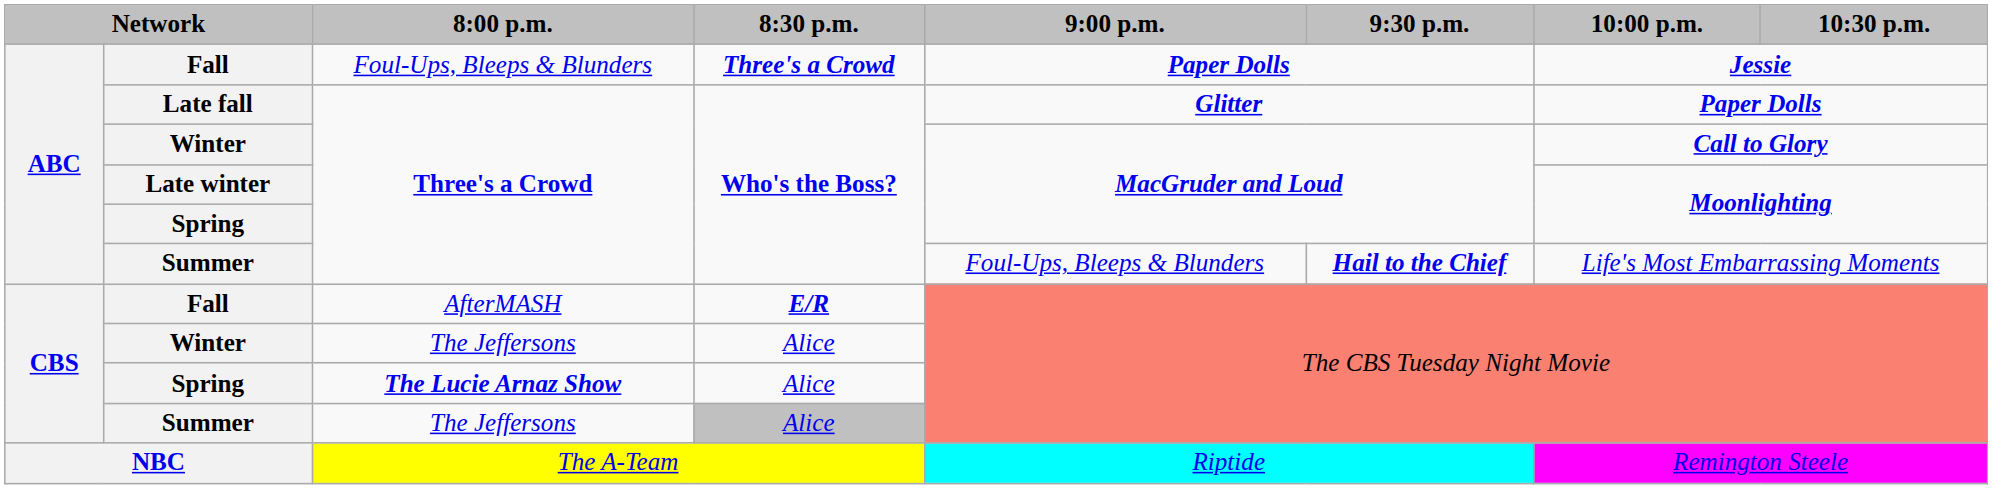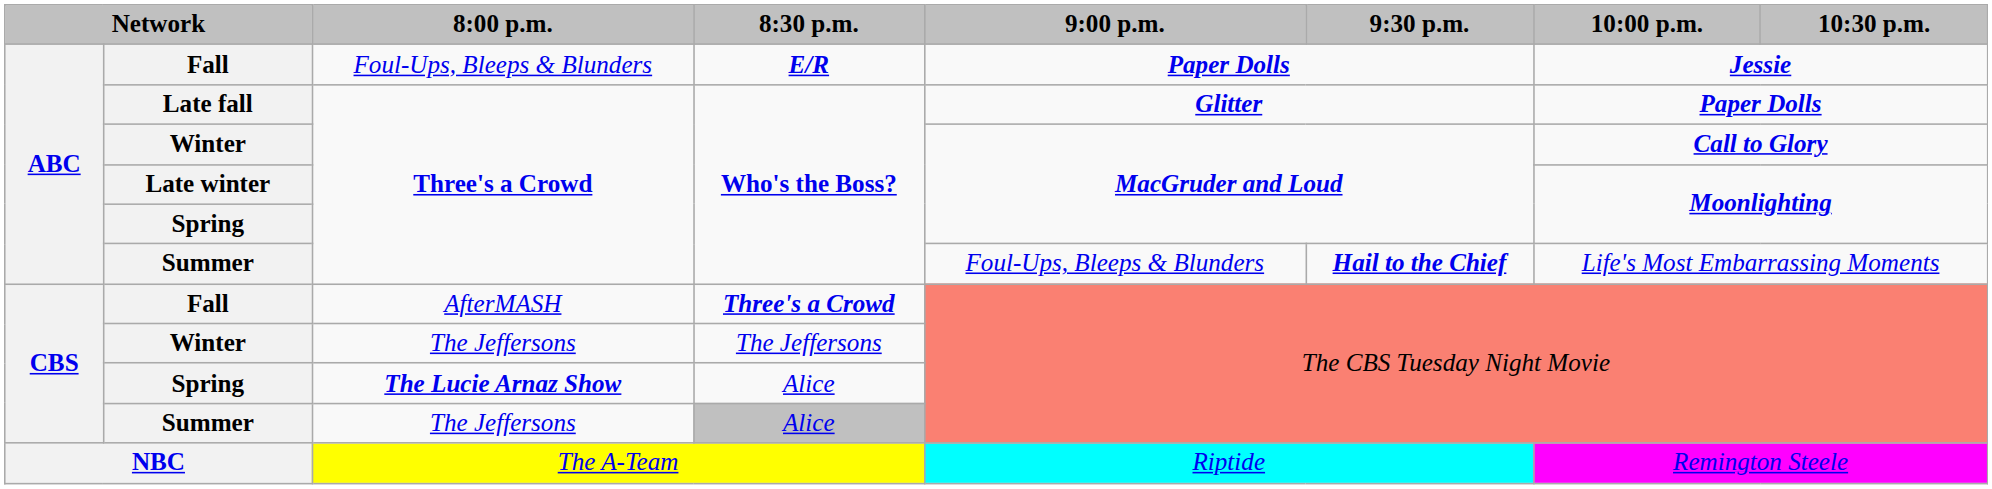(809, 64) Three's a Crowd -> (809, 64) E/R
(809, 303) E/R -> (809, 303) Three's a Crowd
(809, 343) Alice -> (809, 343) The Jeffersons
